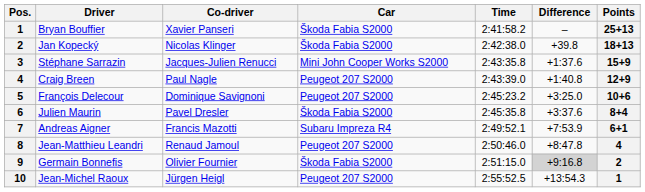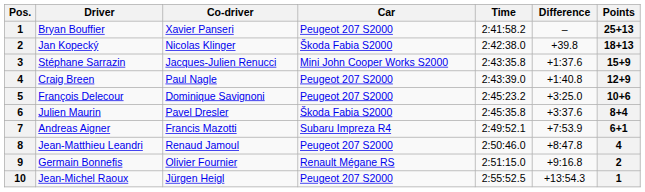(346, 30) Škoda Fabia S2000 -> (346, 30) Peugeot 207 S2000
(346, 163) Škoda Fabia S2000 -> (347, 163) Renault Mégane RS
(565, 163) lightgrey background -> (565, 163) no background
